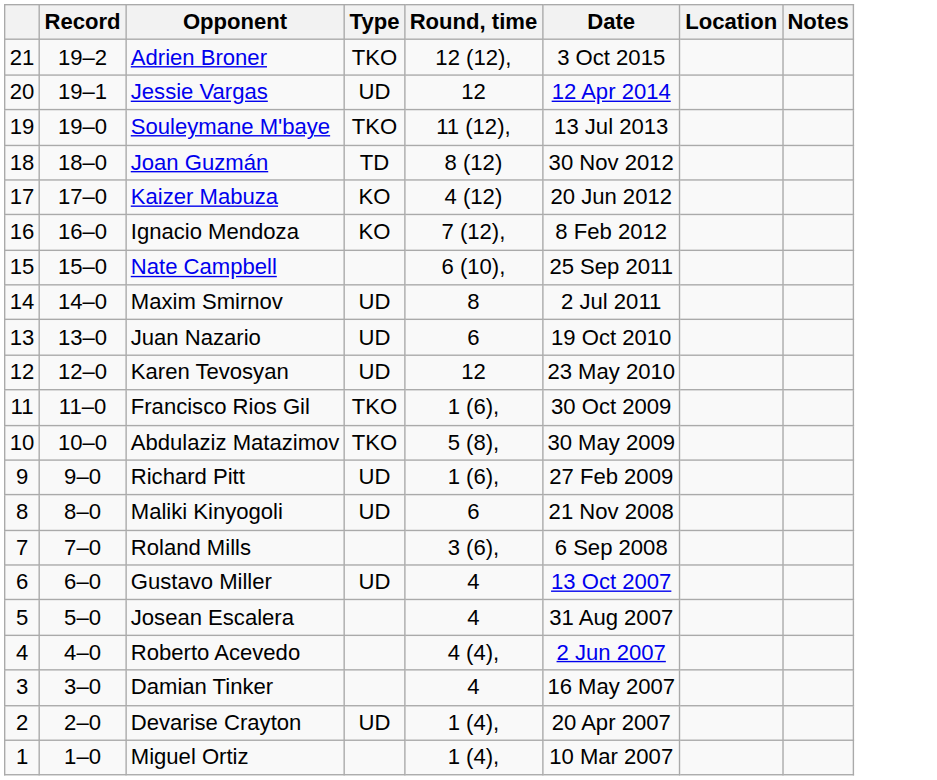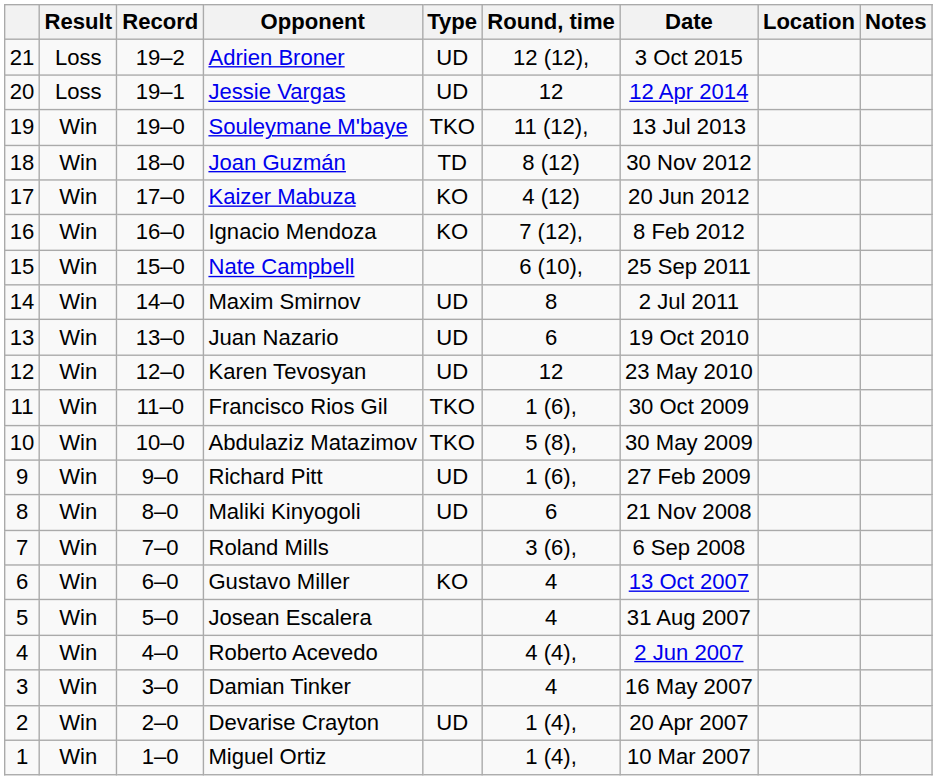+ column: (78, 22)
(374, 57) TKO -> (452, 57) UD
(374, 582) UD -> (452, 582) KO
